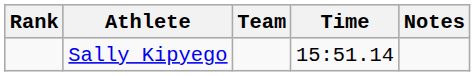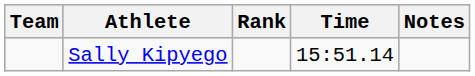columns swapped: (34, 21) <-> (262, 21)
